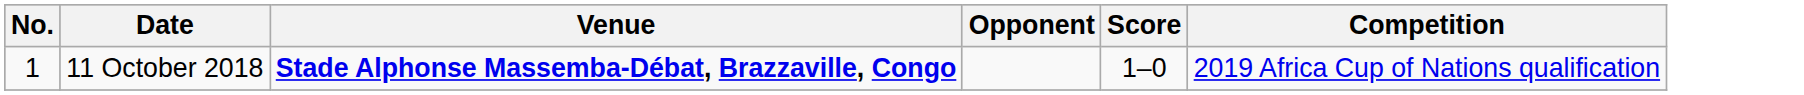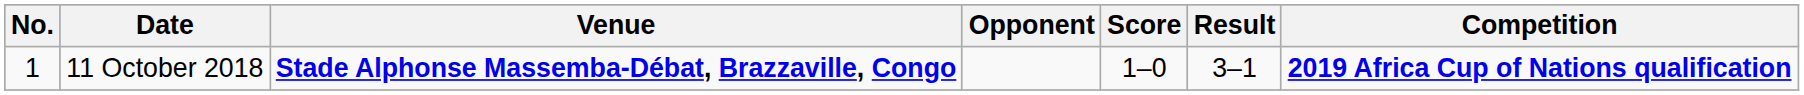+ column: (1235, 25)
(1427, 68) normal -> (1540, 68) bold
